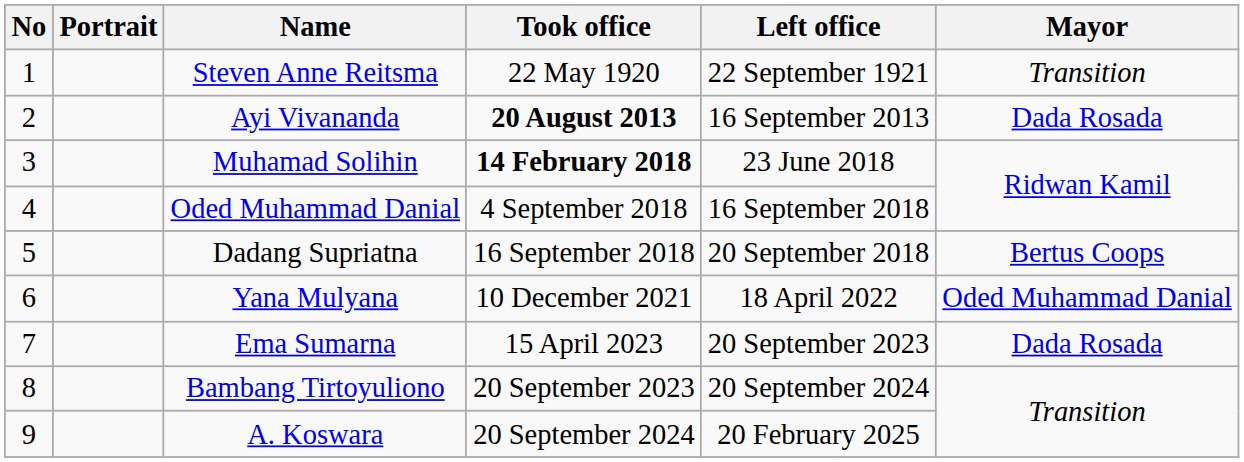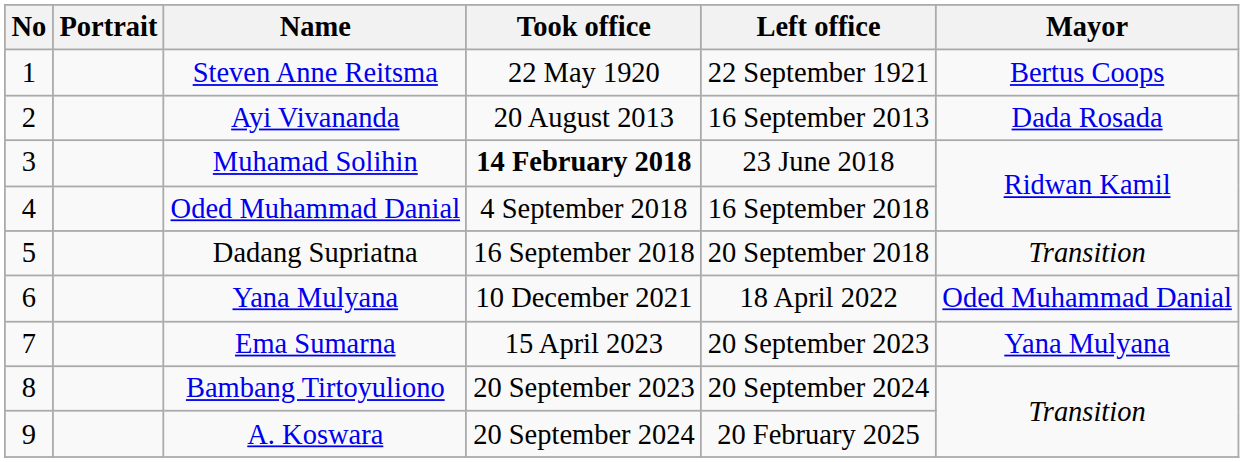(1087, 72) Transition -> (1087, 72) Bertus Coops
(584, 117) bold -> (584, 117) normal
(1087, 252) Bertus Coops -> (1087, 252) Transition
(1087, 343) Dada Rosada -> (1087, 343) Yana Mulyana
